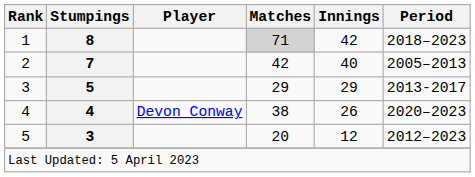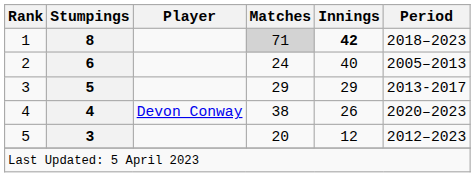(349, 40) normal -> (349, 40) bold
(90, 64) 7 -> (90, 64) 6
(280, 64) 42 -> (280, 64) 24
